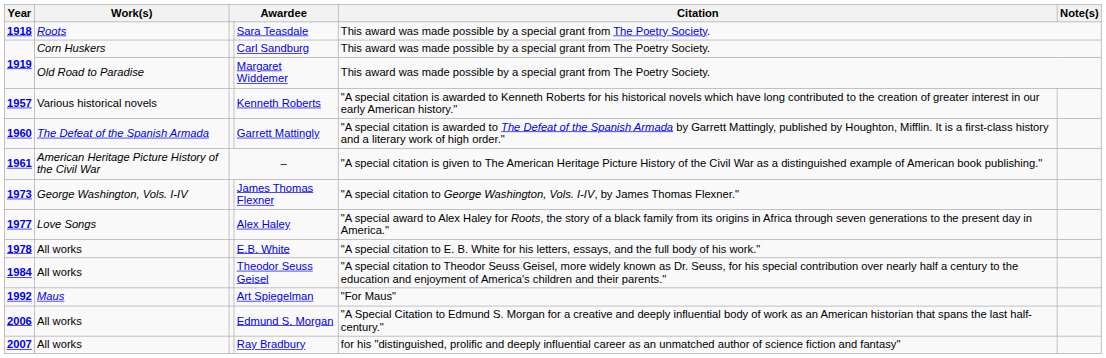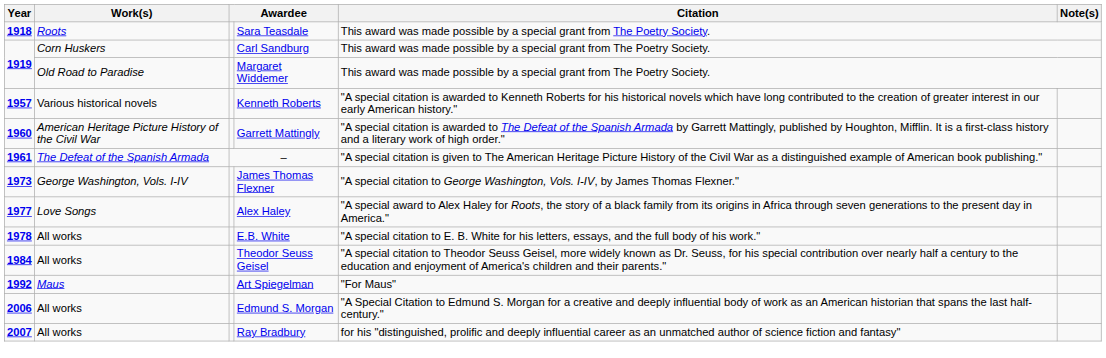(123, 133) The Defeat of the Spanish Armada -> (128, 133) American Heritage Picture History of the Civil War
(128, 164) American Heritage Picture History of the Civil War -> (123, 157) The Defeat of the Spanish Armada
